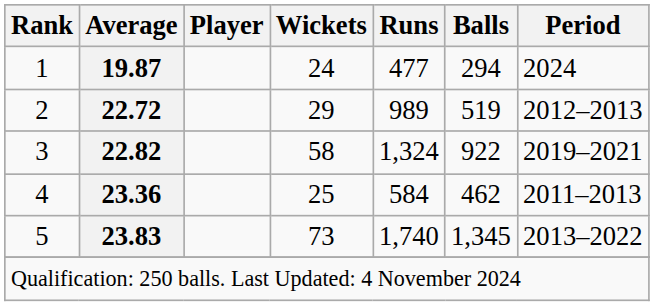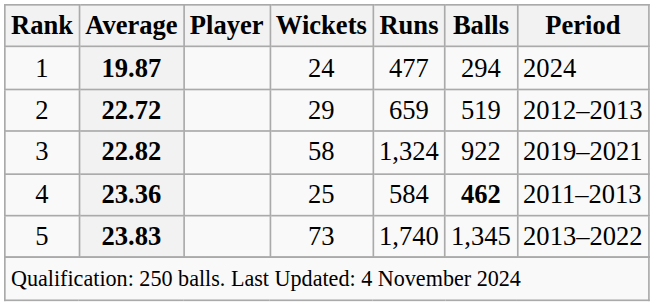(409, 109) 989 -> (409, 109) 659
(481, 194) normal -> (481, 194) bold
